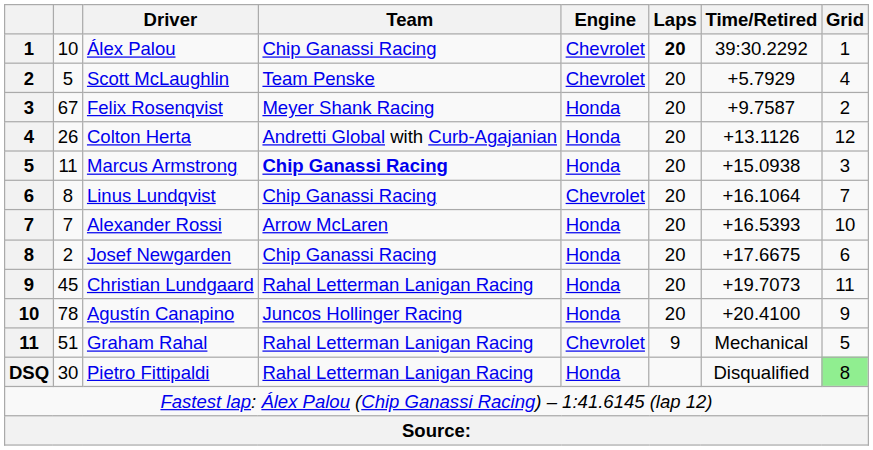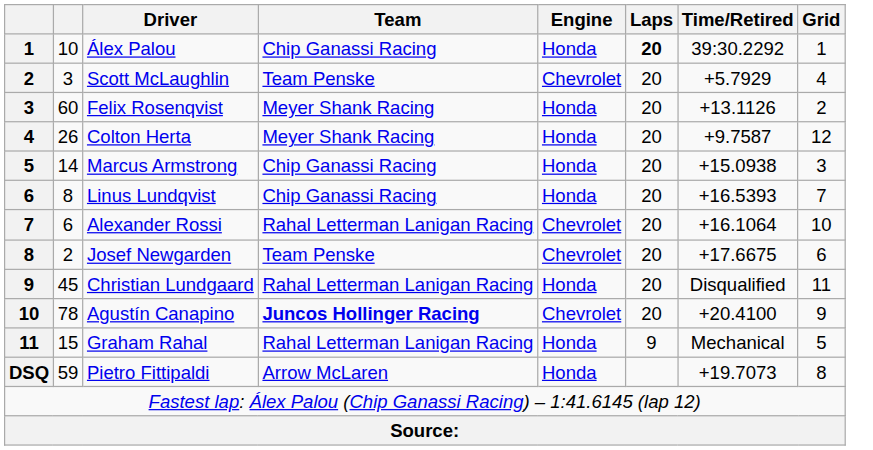(605, 49) Chevrolet -> (569, 49) Honda
(68, 78) 5 -> (68, 78) 3
(68, 108) 67 -> (68, 108) 60
(761, 108) +9.7587 -> (738, 108) +13.1126
(410, 137) Andretti Global with Curb-Agajanian -> (348, 137) Meyer Shank Racing
(761, 137) +13.1126 -> (738, 137) +9.7587
(68, 166) 11 -> (68, 166) 14
(355, 166) bold -> (349, 166) normal
(605, 196) Chevrolet -> (569, 196) Honda
(761, 196) +16.1064 -> (738, 196) +16.5393
(68, 225) 7 -> (68, 225) 6
(325, 225) Arrow McLaren -> (398, 225) Rahal Letterman Lanigan Racing
(593, 225) Honda -> (582, 225) Chevrolet
(761, 225) +16.5393 -> (738, 225) +16.1064
(349, 254) Chip Ganassi Racing -> (319, 254) Team Penske
(593, 254) Honda -> (582, 254) Chevrolet
(761, 284) +19.7073 -> (738, 284) Disqualified
(362, 313) normal -> (371, 313) bold
(593, 313) Honda -> (582, 313) Chevrolet
(68, 342) 51 -> (68, 342) 15
(605, 342) Chevrolet -> (569, 342) Honda
(68, 372) 30 -> (68, 372) 59
(398, 372) Rahal Letterman Lanigan Racing -> (325, 372) Arrow McLaren
(761, 372) Disqualified -> (738, 372) +19.7073
(845, 372) lightgreen background -> (821, 372) no background
